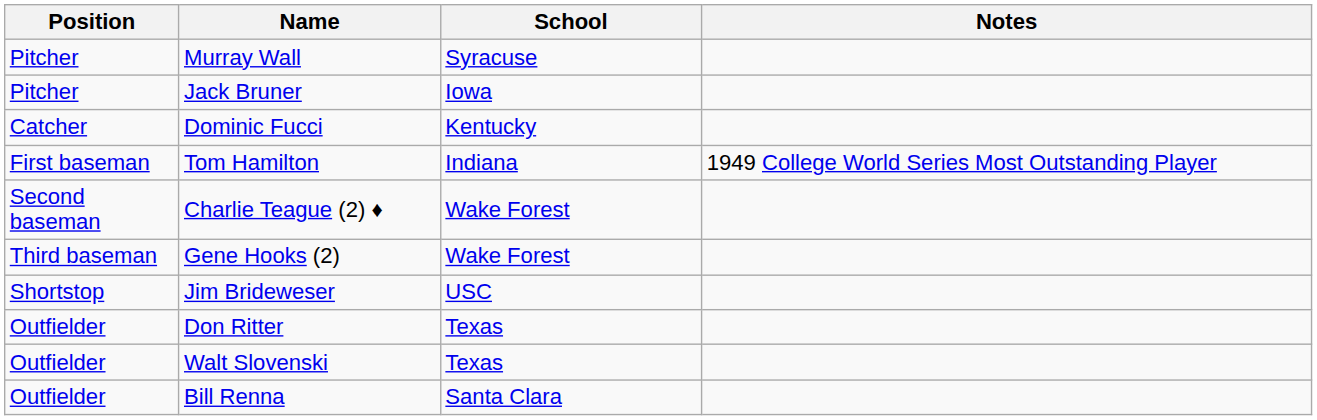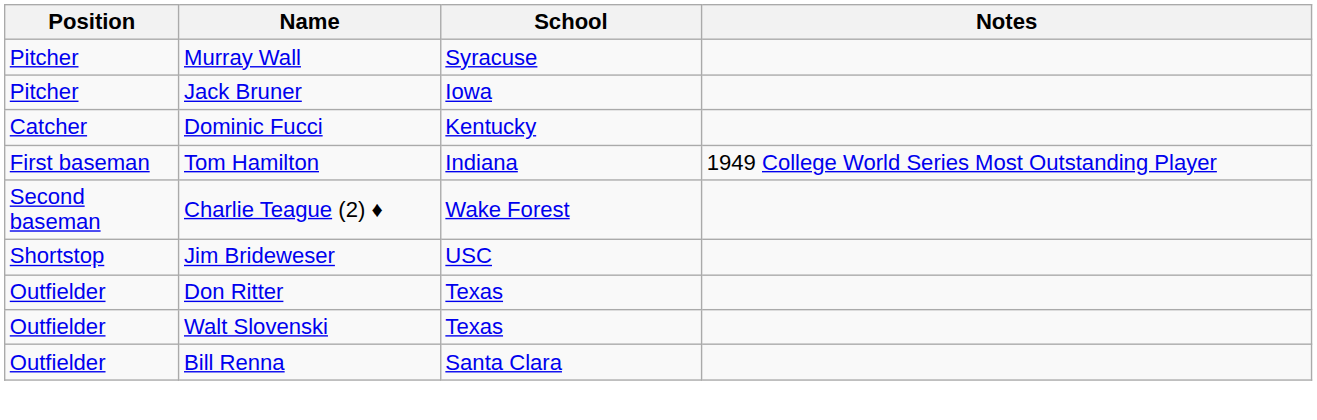- row: (262, 256)
